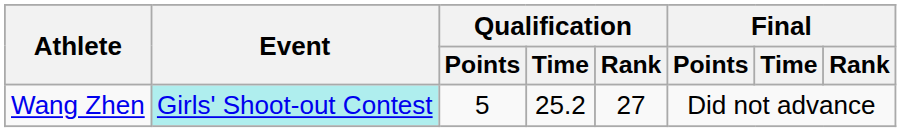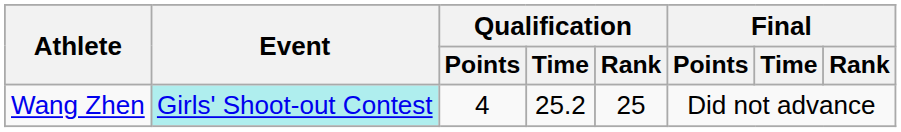(482, 106) 5 -> (482, 106) 4
(631, 106) 27 -> (631, 106) 25
